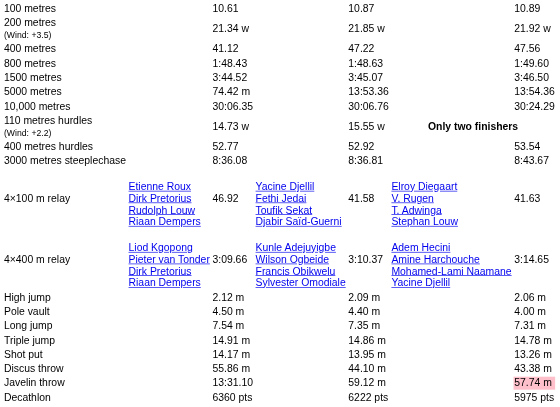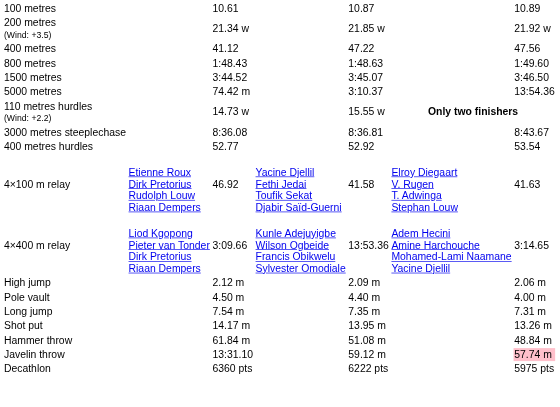(369, 92) 13:53.36 -> (366, 92) 3:10.37
- row: (37, 106)
rows swapped: (48, 146) <-> (65, 161)
(366, 259) 3:10.37 -> (369, 245) 13:53.36
- row: (29, 340)
- row: (34, 369)
+ row: (38, 340)
